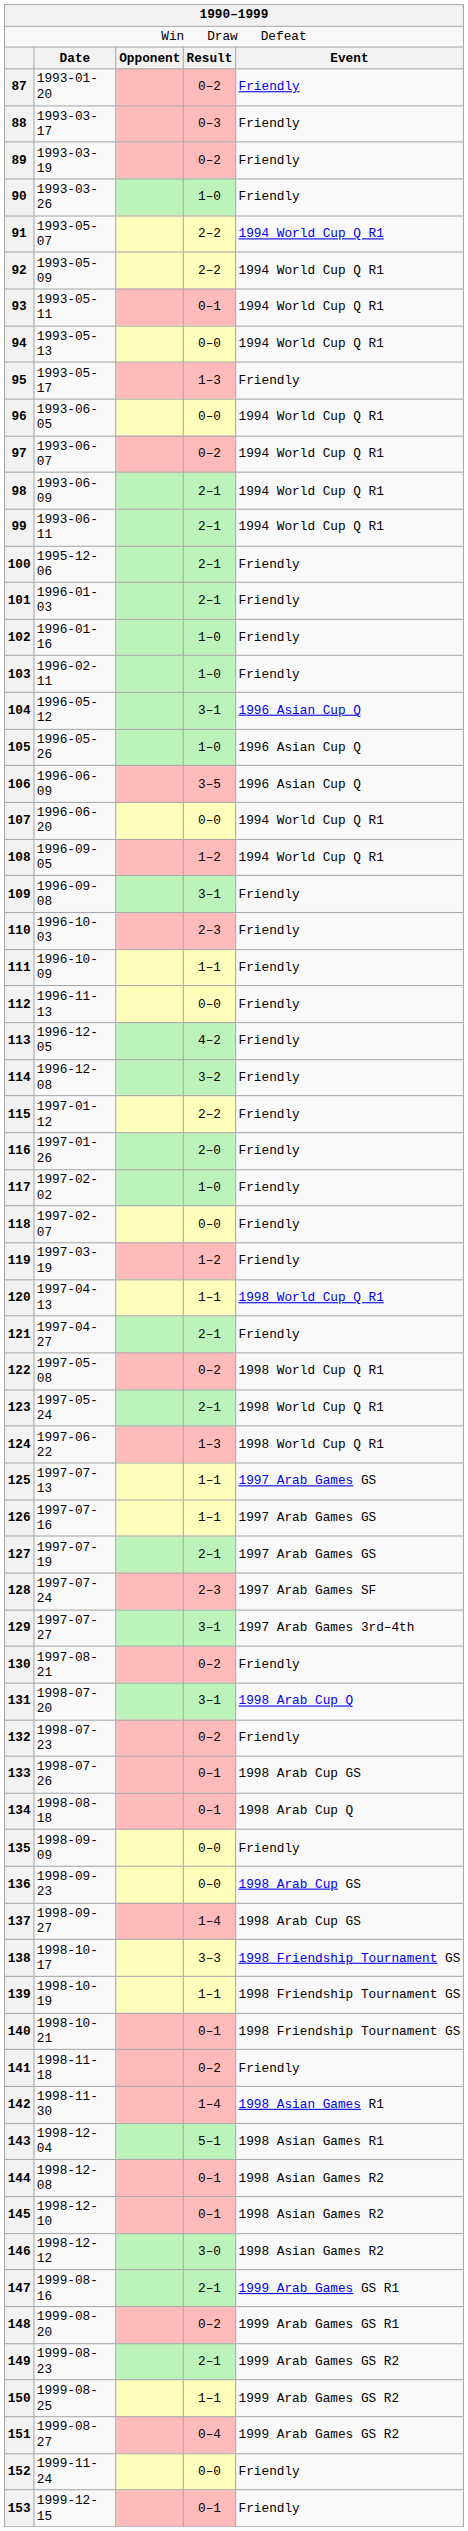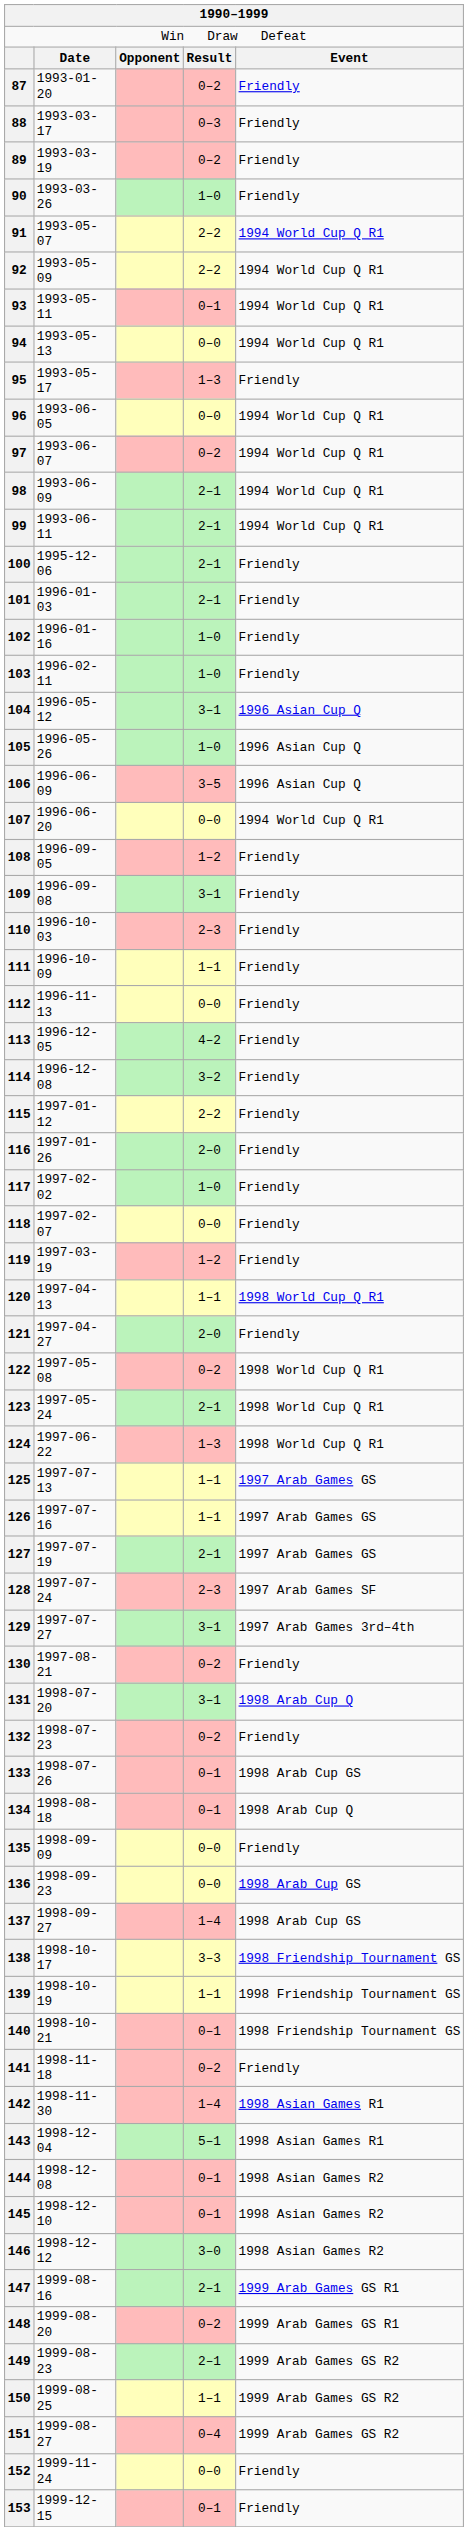(311, 857) 1994 World Cup Q R1 -> (269, 857) Friendly
(209, 1334) 2–1 -> (209, 1334) 2–0
